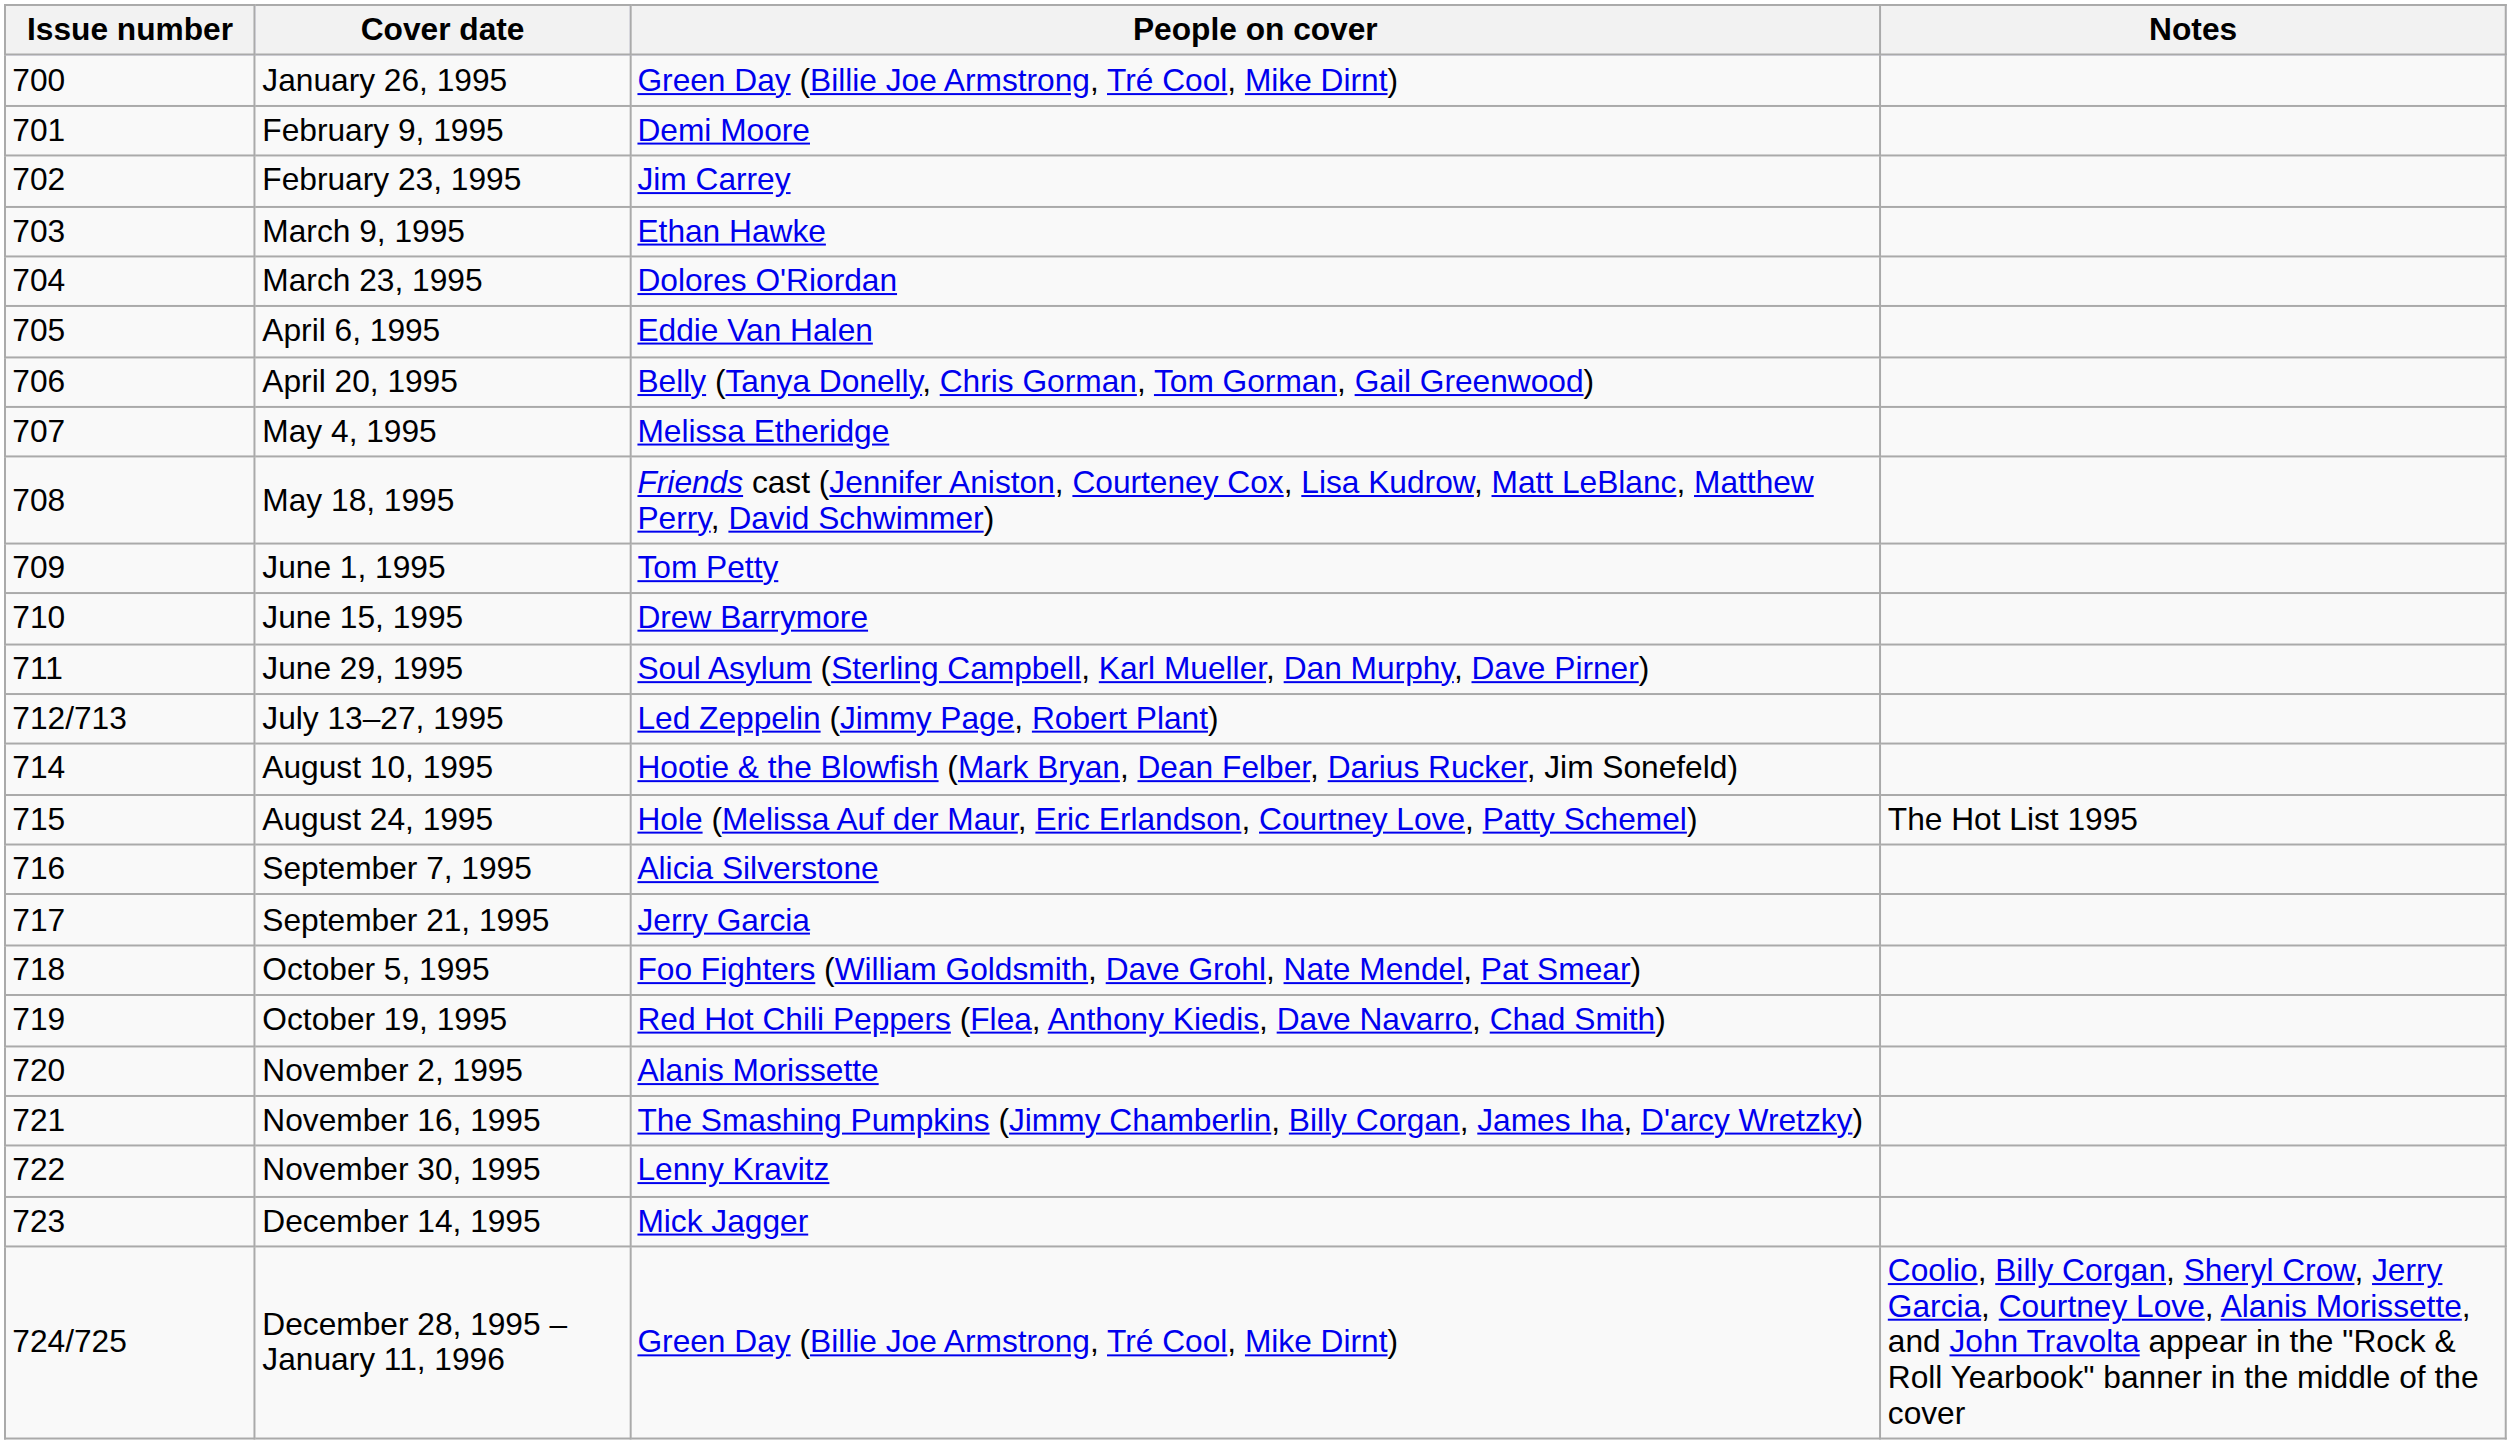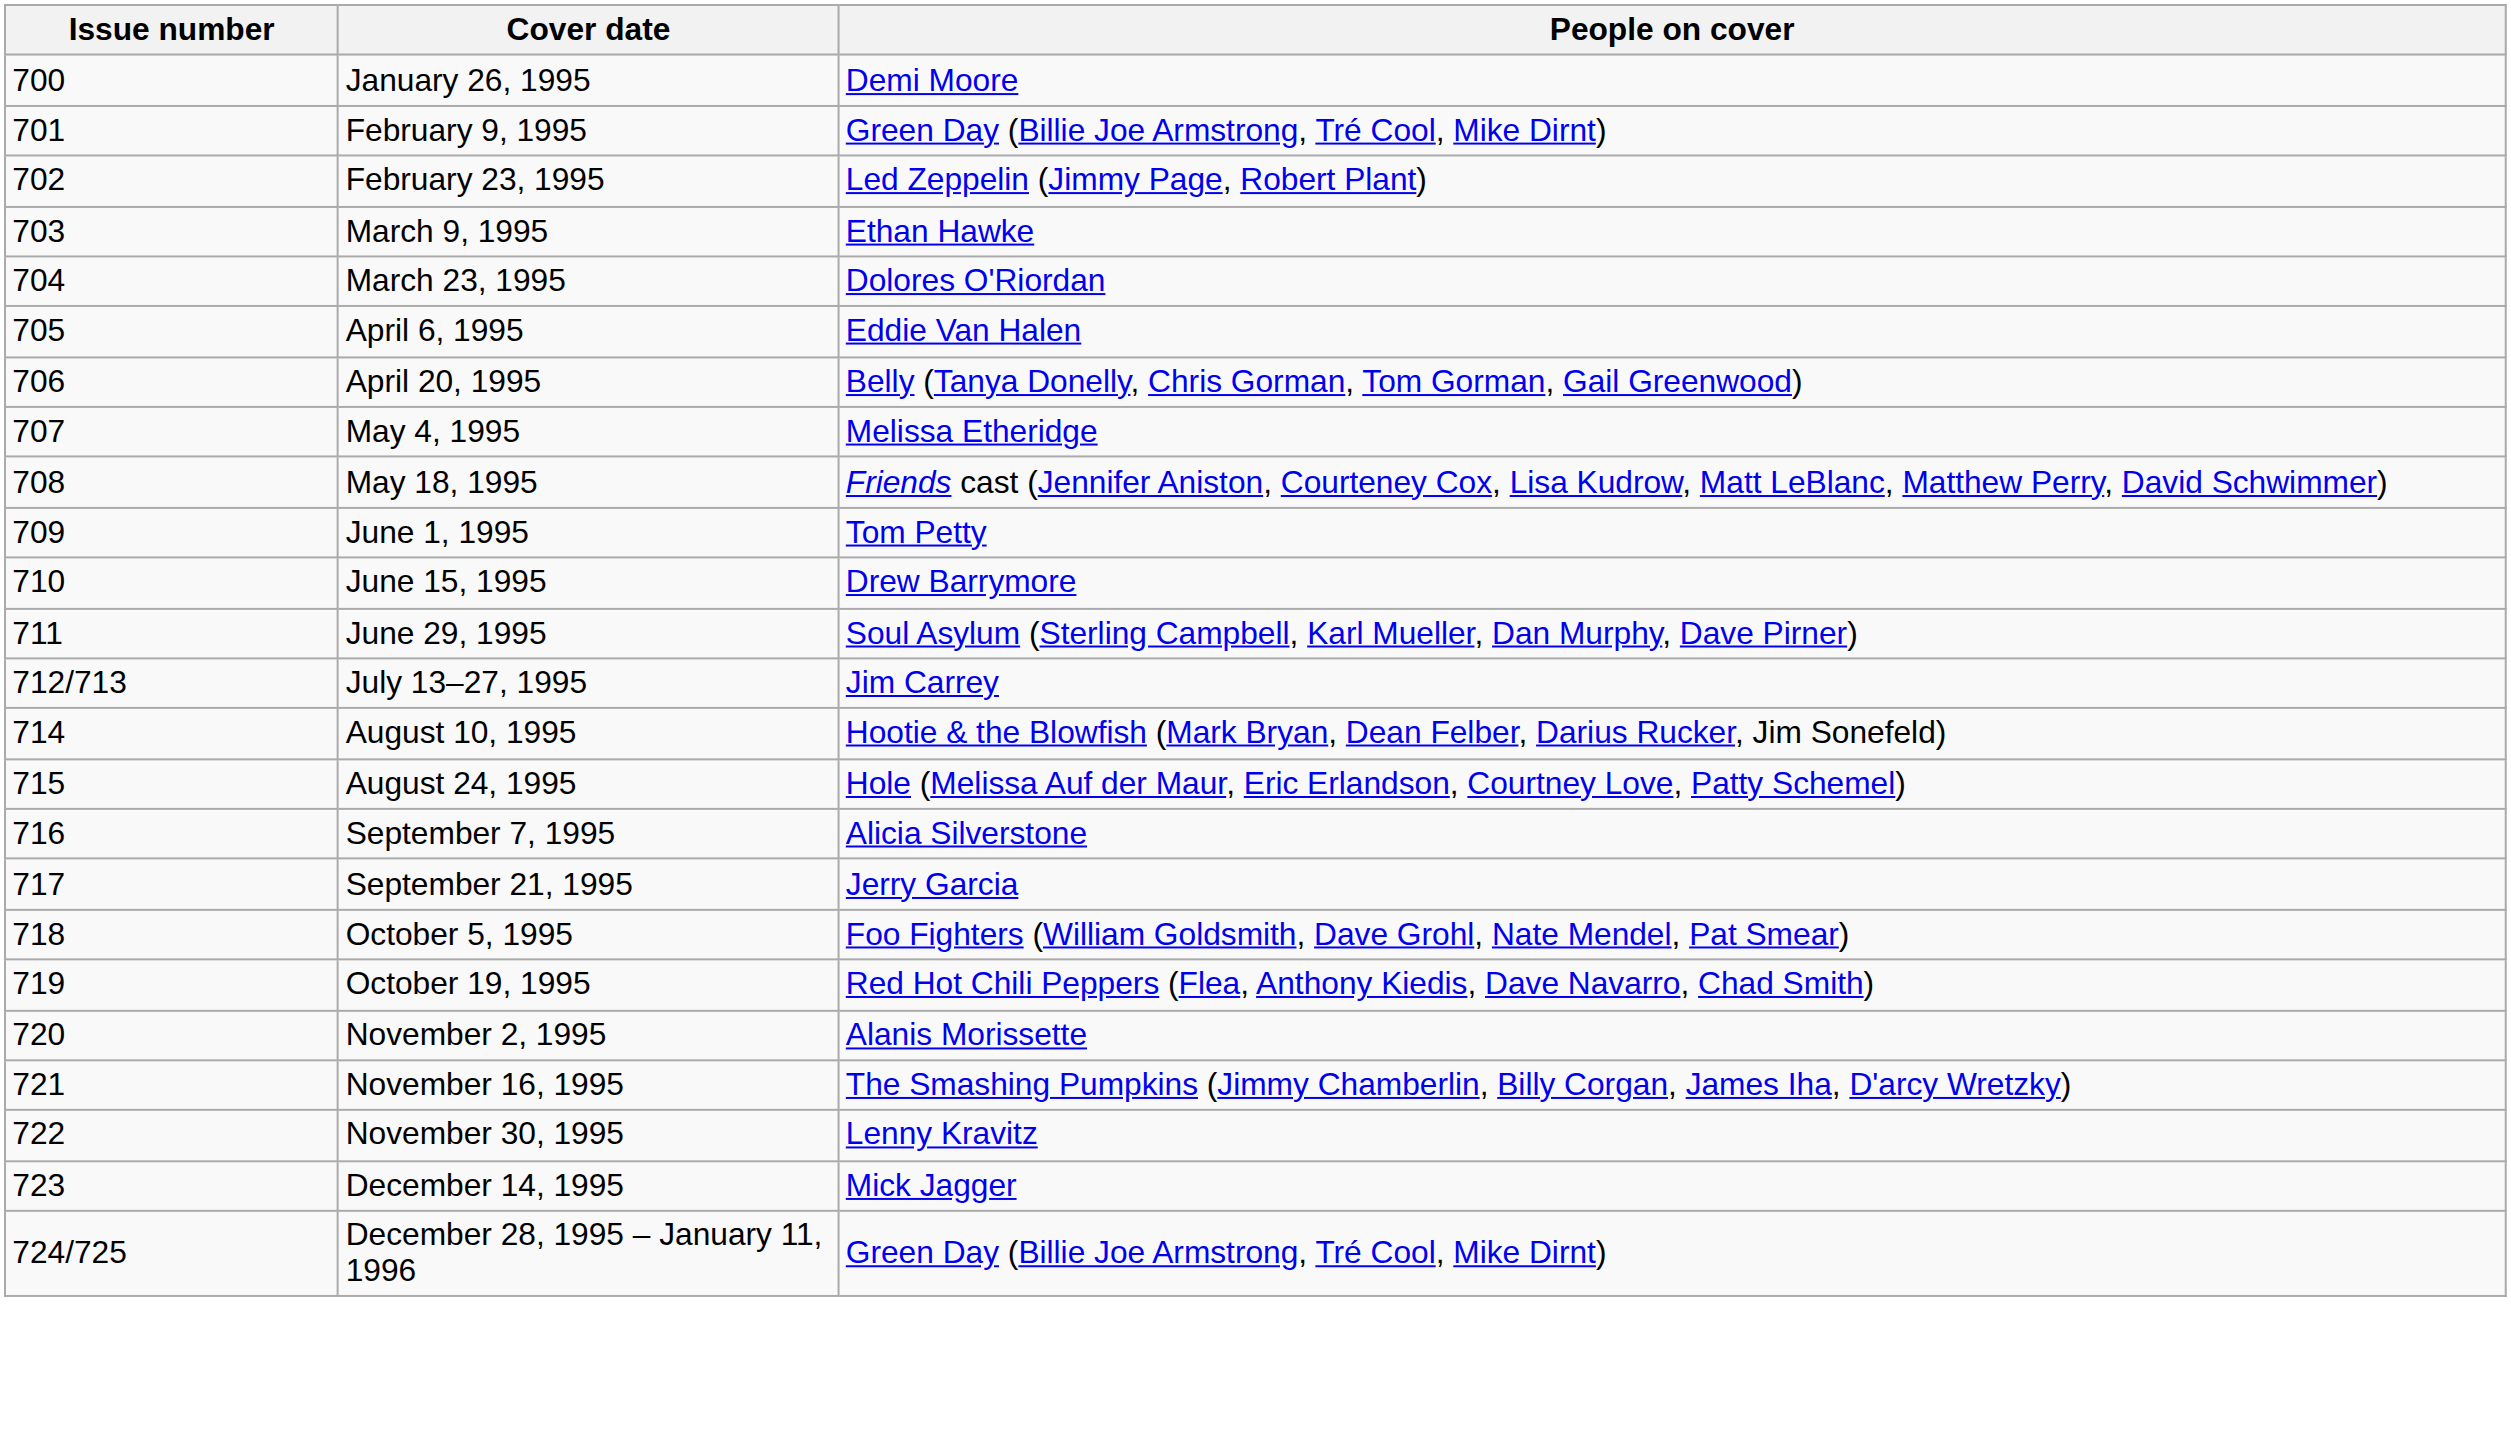- column: (2193, 29)
(1018, 79) Green Day (Billie Joe Armstrong, Tré Cool, Mike Dirnt) -> (932, 79) Demi Moore
(724, 130) Demi Moore -> (1226, 130) Green Day (Billie Joe Armstrong, Tré Cool, Mike Dirnt)
(714, 180) Jim Carrey -> (1136, 180) Led Zeppelin (Jimmy Page, Robert Plant)
(928, 718) Led Zeppelin (Jimmy Page, Robert Plant) -> (922, 682) Jim Carrey
